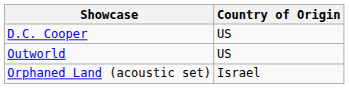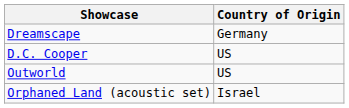+ row: (44, 34)
